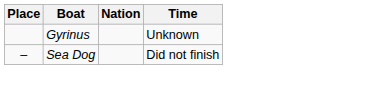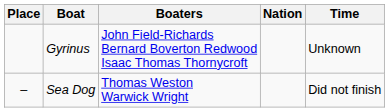+ column: (179, 14)
